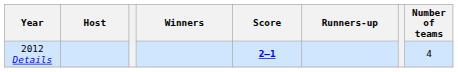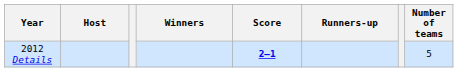(429, 54) 4 -> (429, 54) 5
